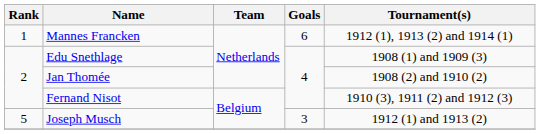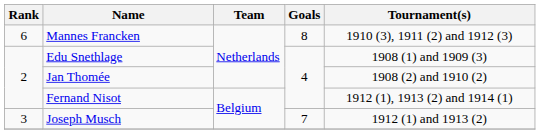(24, 35) 1 -> (24, 35) 6
(304, 35) 6 -> (304, 35) 8
(429, 35) 1912 (1), 1913 (2) and 1914 (1) -> (429, 35) 1910 (3), 1911 (2) and 1912 (3)
(429, 98) 1910 (3), 1911 (2) and 1912 (3) -> (429, 98) 1912 (1), 1913 (2) and 1914 (1)
(24, 118) 5 -> (24, 118) 3
(304, 118) 3 -> (304, 118) 7
